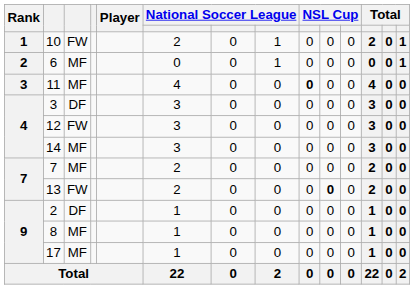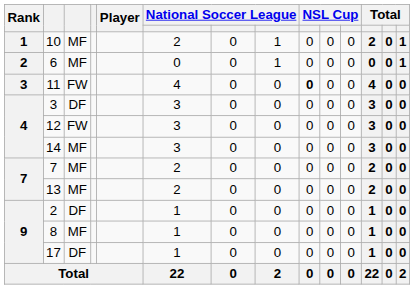(77, 42) FW -> (77, 42) MF
(77, 84) MF -> (77, 84) FW
(77, 189) FW -> (77, 189) MF
(330, 189) bold -> (330, 189) normal
(77, 252) MF -> (77, 252) DF
